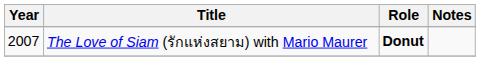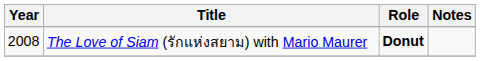(24, 41) 2007 -> (24, 41) 2008
